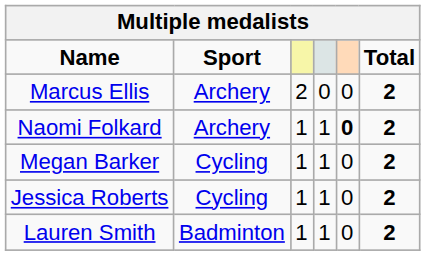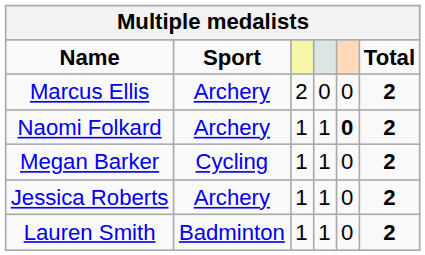(232, 197) Cycling -> (232, 197) Archery
